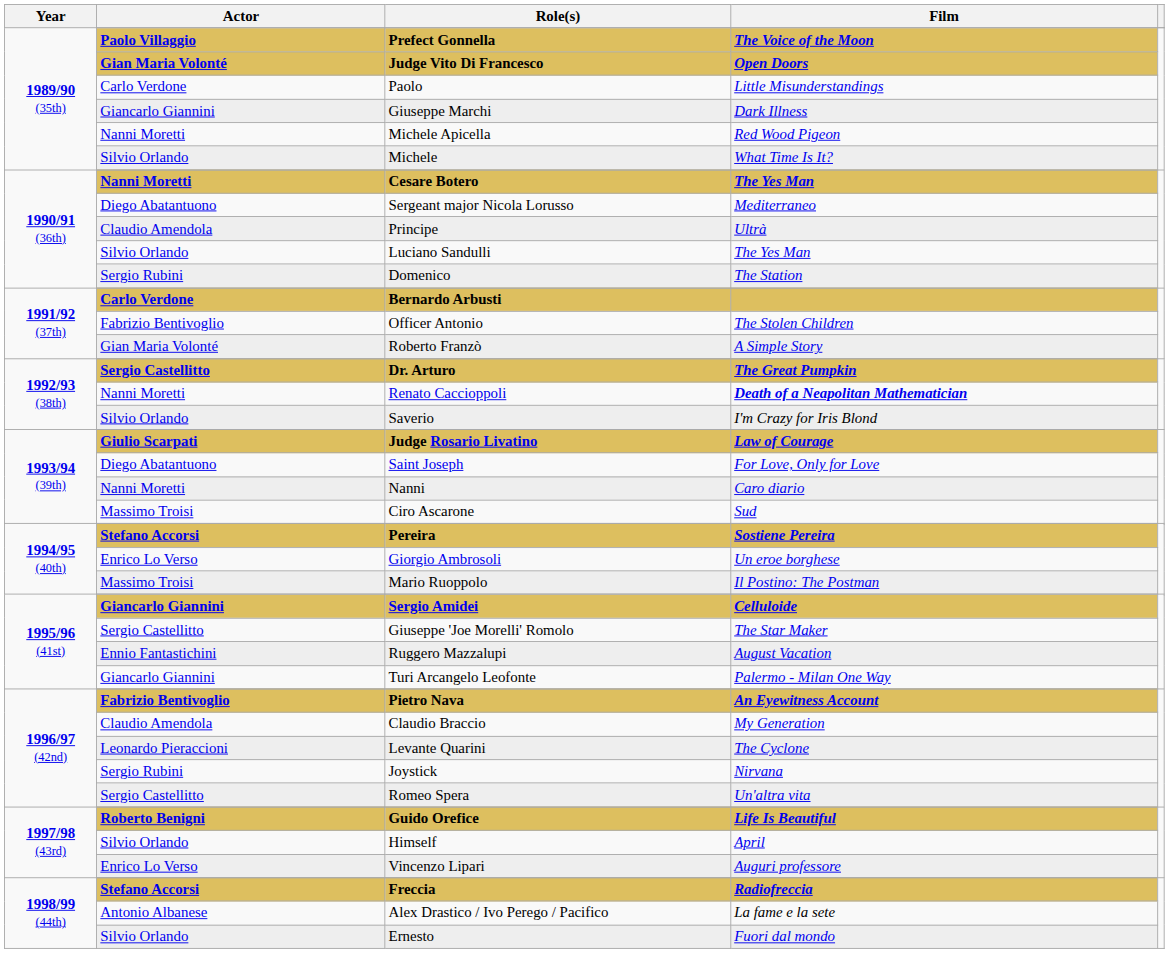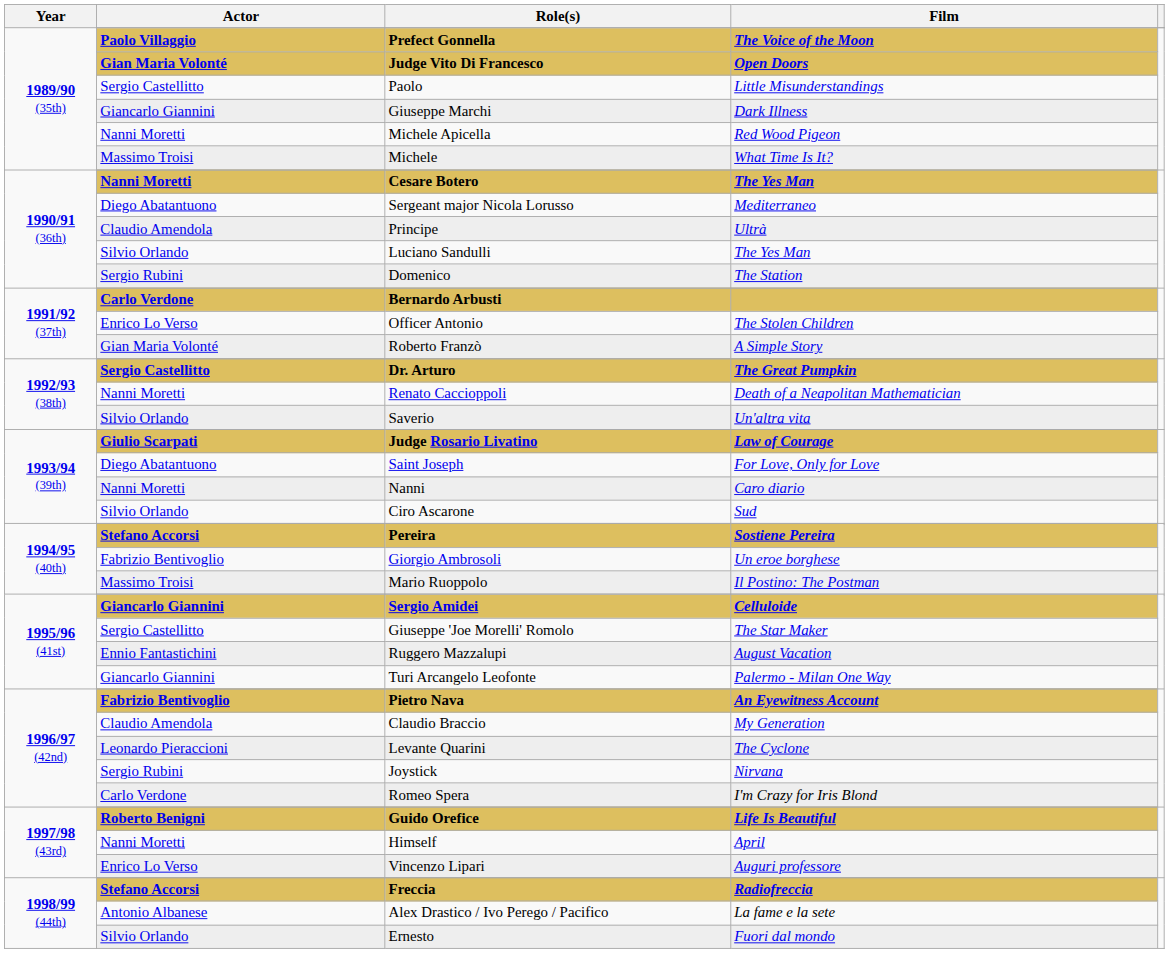(143, 87) Carlo Verdone -> (152, 87) Sergio Castellitto
(144, 157) Silvio Orlando -> (147, 157) Massimo Troisi
(162, 323) Fabrizio Bentivoglio -> (149, 323) Enrico Lo Verso
(851, 393) bold -> (847, 393) normal
(806, 417) I'm Crazy for Iris Blond -> (772, 417) Un'altra vita
(147, 511) Massimo Troisi -> (144, 511) Silvio Orlando
(149, 559) Enrico Lo Verso -> (162, 559) Fabrizio Bentivoglio
(152, 795) Sergio Castellitto -> (143, 795) Carlo Verdone
(772, 795) Un'altra vita -> (806, 795) I'm Crazy for Iris Blond
(144, 842) Silvio Orlando -> (143, 842) Nanni Moretti
